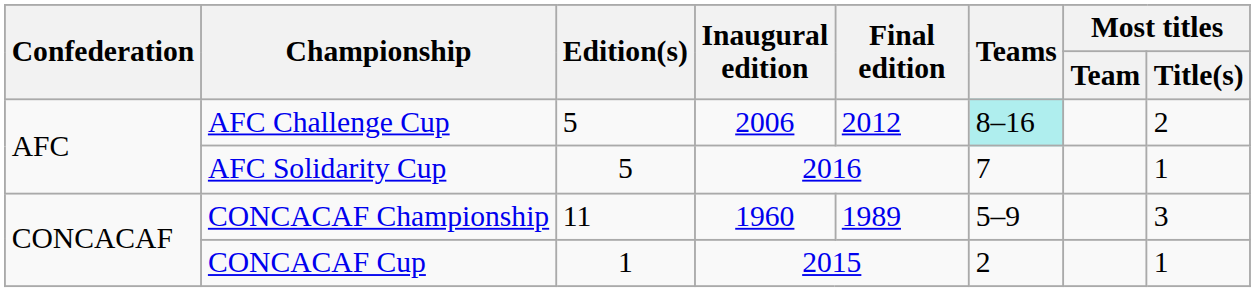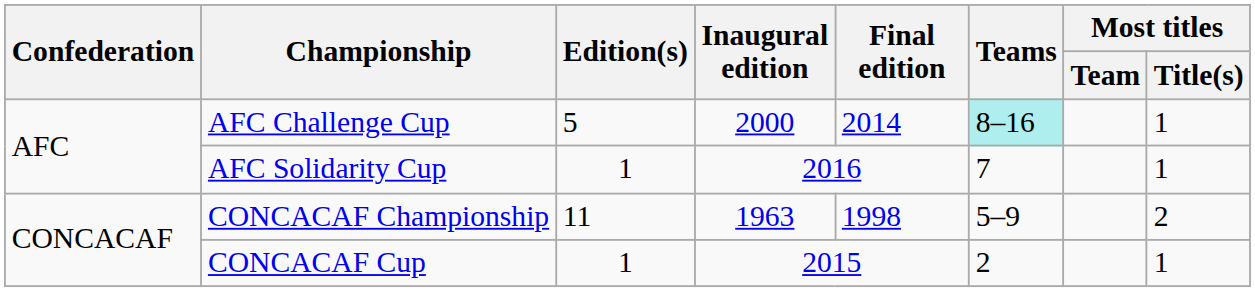(765, 121) 2006 -> (765, 121) 2000
(871, 121) 2012 -> (871, 121) 2014
(1161, 121) 2 -> (1161, 121) 1
(625, 168) 5 -> (625, 168) 1
(765, 215) 1960 -> (765, 215) 1963
(871, 215) 1989 -> (871, 215) 1998
(1161, 215) 3 -> (1161, 215) 2
